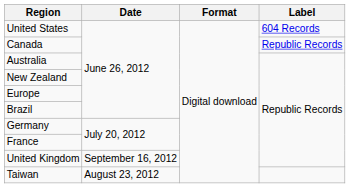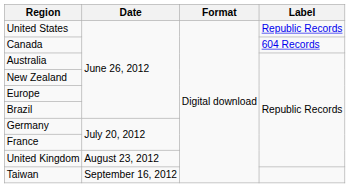(291, 28) 604 Records -> (302, 28) Republic Records
(302, 45) Republic Records -> (291, 45) 604 Records
(131, 158) September 16, 2012 -> (122, 158) August 23, 2012
(122, 175) August 23, 2012 -> (131, 175) September 16, 2012
